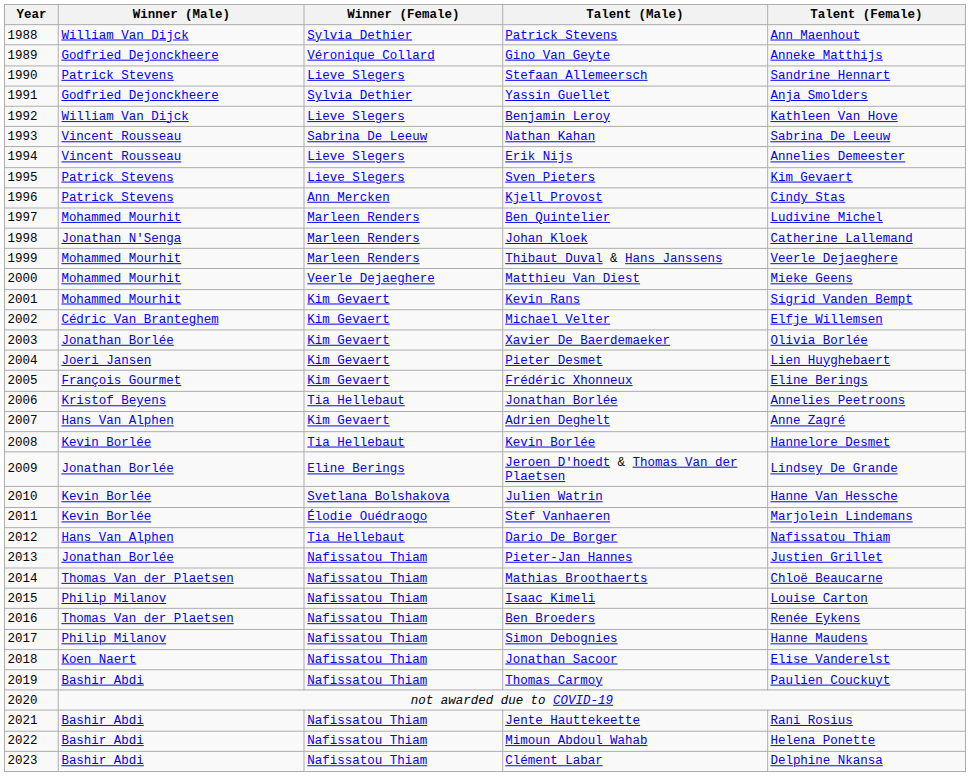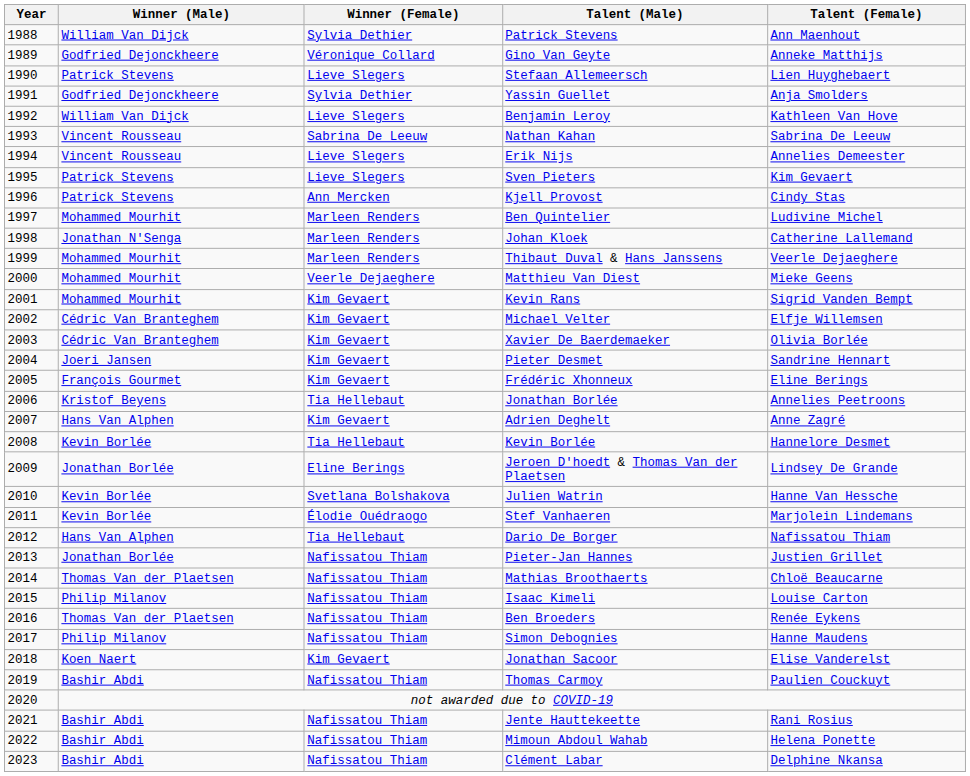(830, 76) Sandrine Hennart -> (830, 76) Lien Huyghebaert
(118, 340) Jonathan Borlée -> (140, 340) Cédric Van Branteghem
(830, 360) Lien Huyghebaert -> (830, 360) Sandrine Hennart
(367, 660) Nafissatou Thiam -> (349, 660) Kim Gevaert
